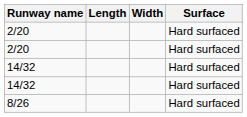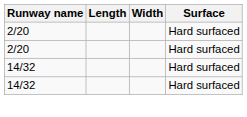- row: (18, 103)
